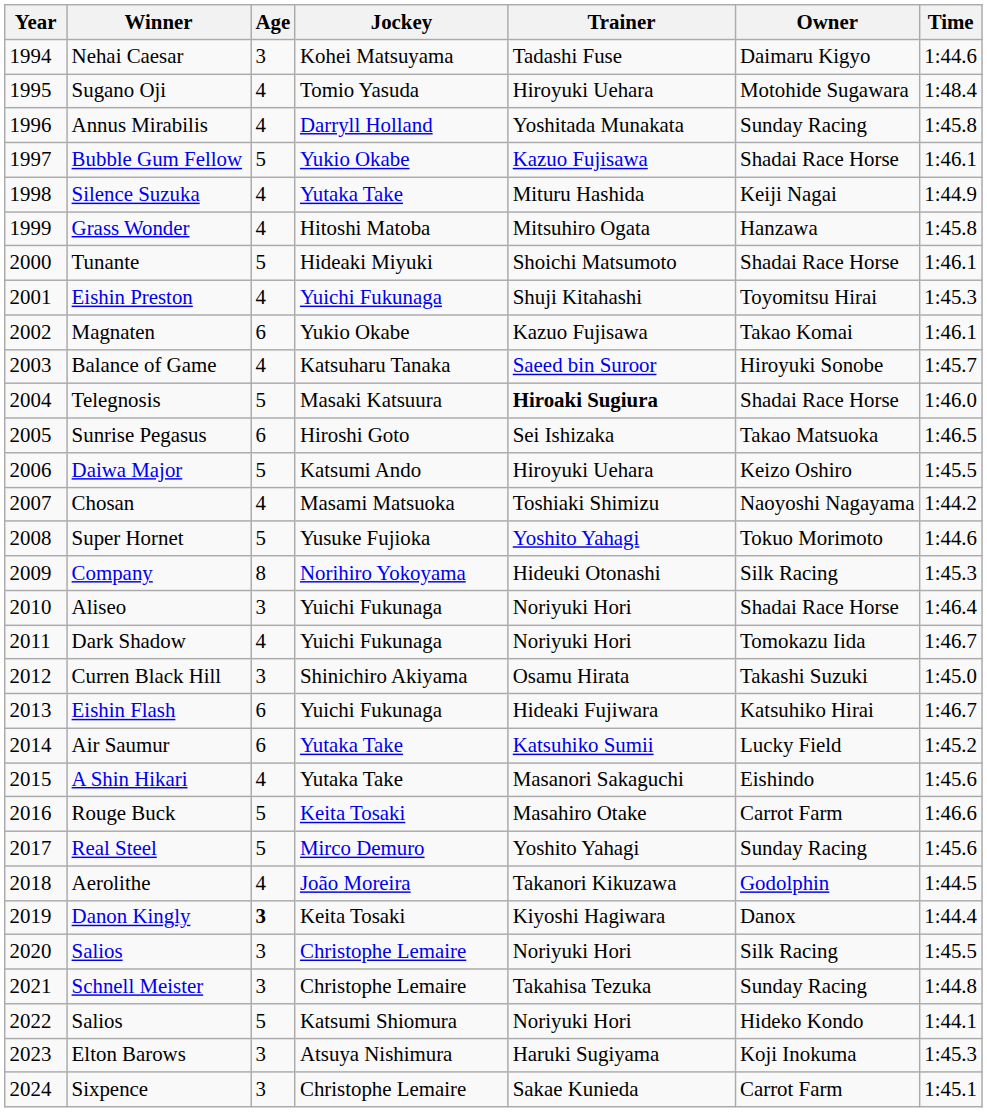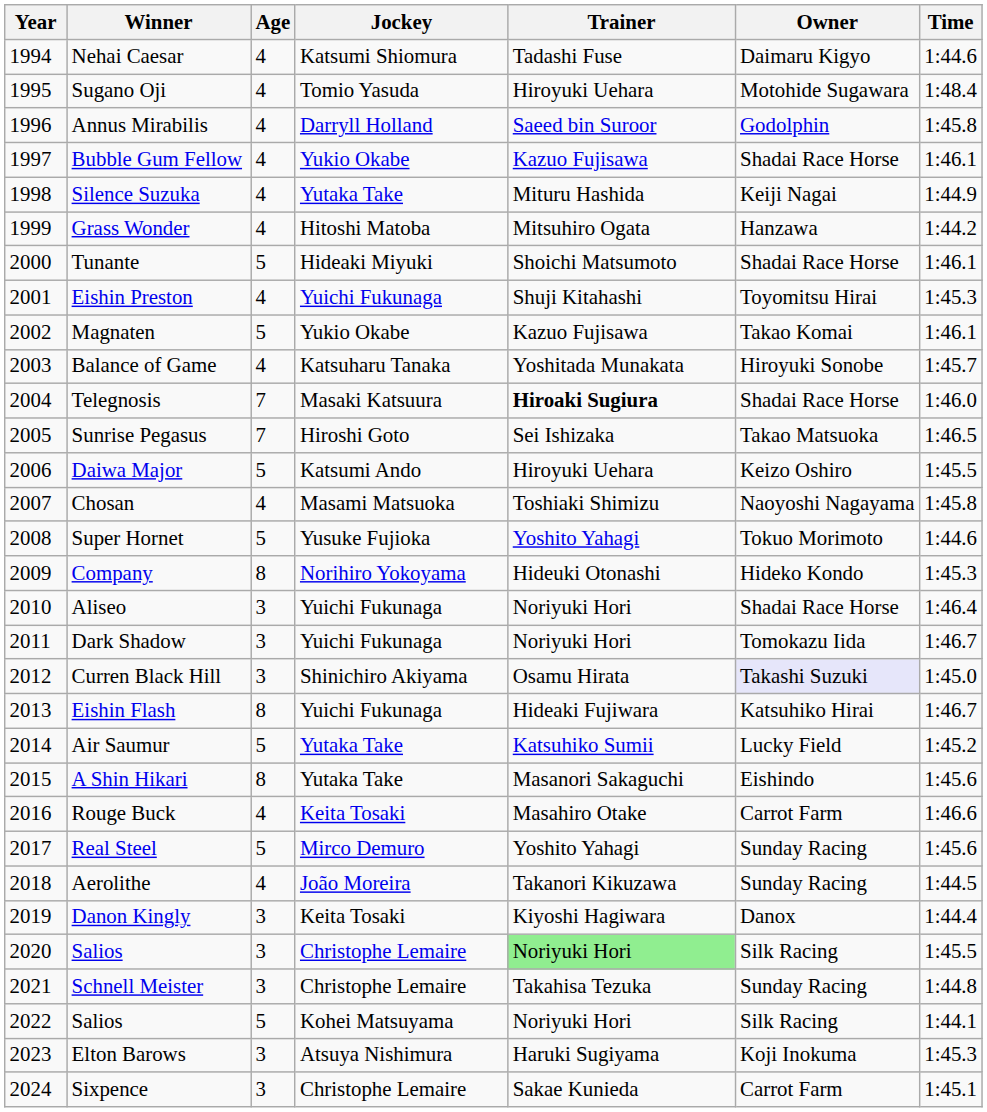(261, 56) 3 -> (261, 56) 4
(377, 56) Kohei Matsuyama -> (378, 56) Katsumi Shiomura
(598, 125) Yoshitada Munakata -> (585, 125) Saeed bin Suroor
(804, 125) Sunday Racing -> (785, 125) Godolphin
(261, 159) 5 -> (261, 159) 4
(951, 228) 1:45.8 -> (951, 228) 1:44.2
(261, 332) 6 -> (261, 332) 5
(585, 366) Saeed bin Suroor -> (598, 366) Yoshitada Munakata
(261, 400) 5 -> (261, 400) 7
(261, 435) 6 -> (261, 435) 7
(951, 504) 1:44.2 -> (951, 504) 1:45.8
(789, 573) Silk Racing -> (802, 573) Hideko Kondo
(261, 641) 4 -> (261, 641) 3
(804, 676) no background -> (804, 676) lavender background
(261, 710) 6 -> (261, 710) 8
(261, 745) 6 -> (261, 745) 5
(261, 779) 4 -> (261, 779) 8
(261, 814) 5 -> (261, 814) 4
(785, 883) Godolphin -> (804, 883) Sunday Racing
(261, 917) bold -> (261, 917) normal
(572, 951) no background -> (572, 951) lightgreen background
(378, 1020) Katsumi Shiomura -> (377, 1020) Kohei Matsuyama
(802, 1020) Hideko Kondo -> (789, 1020) Silk Racing
